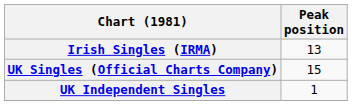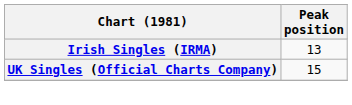- row: (143, 90)
